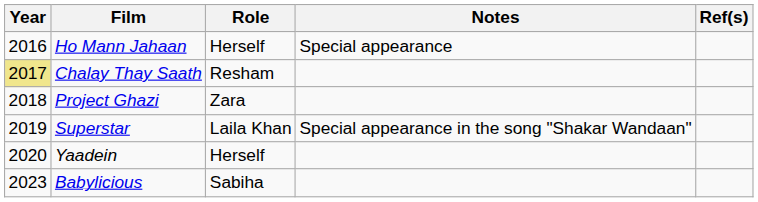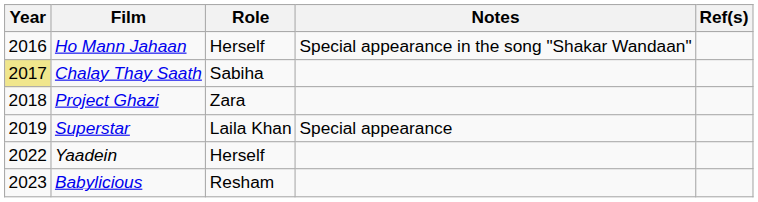(376, 45) Special appearance -> (496, 45) Special appearance in the song "Shakar Wandaan"
(242, 73) Resham -> (237, 73) Sabiha
(496, 127) Special appearance in the song "Shakar Wandaan" -> (376, 127) Special appearance
(28, 155) 2020 -> (28, 155) 2022
(237, 182) Sabiha -> (242, 182) Resham
